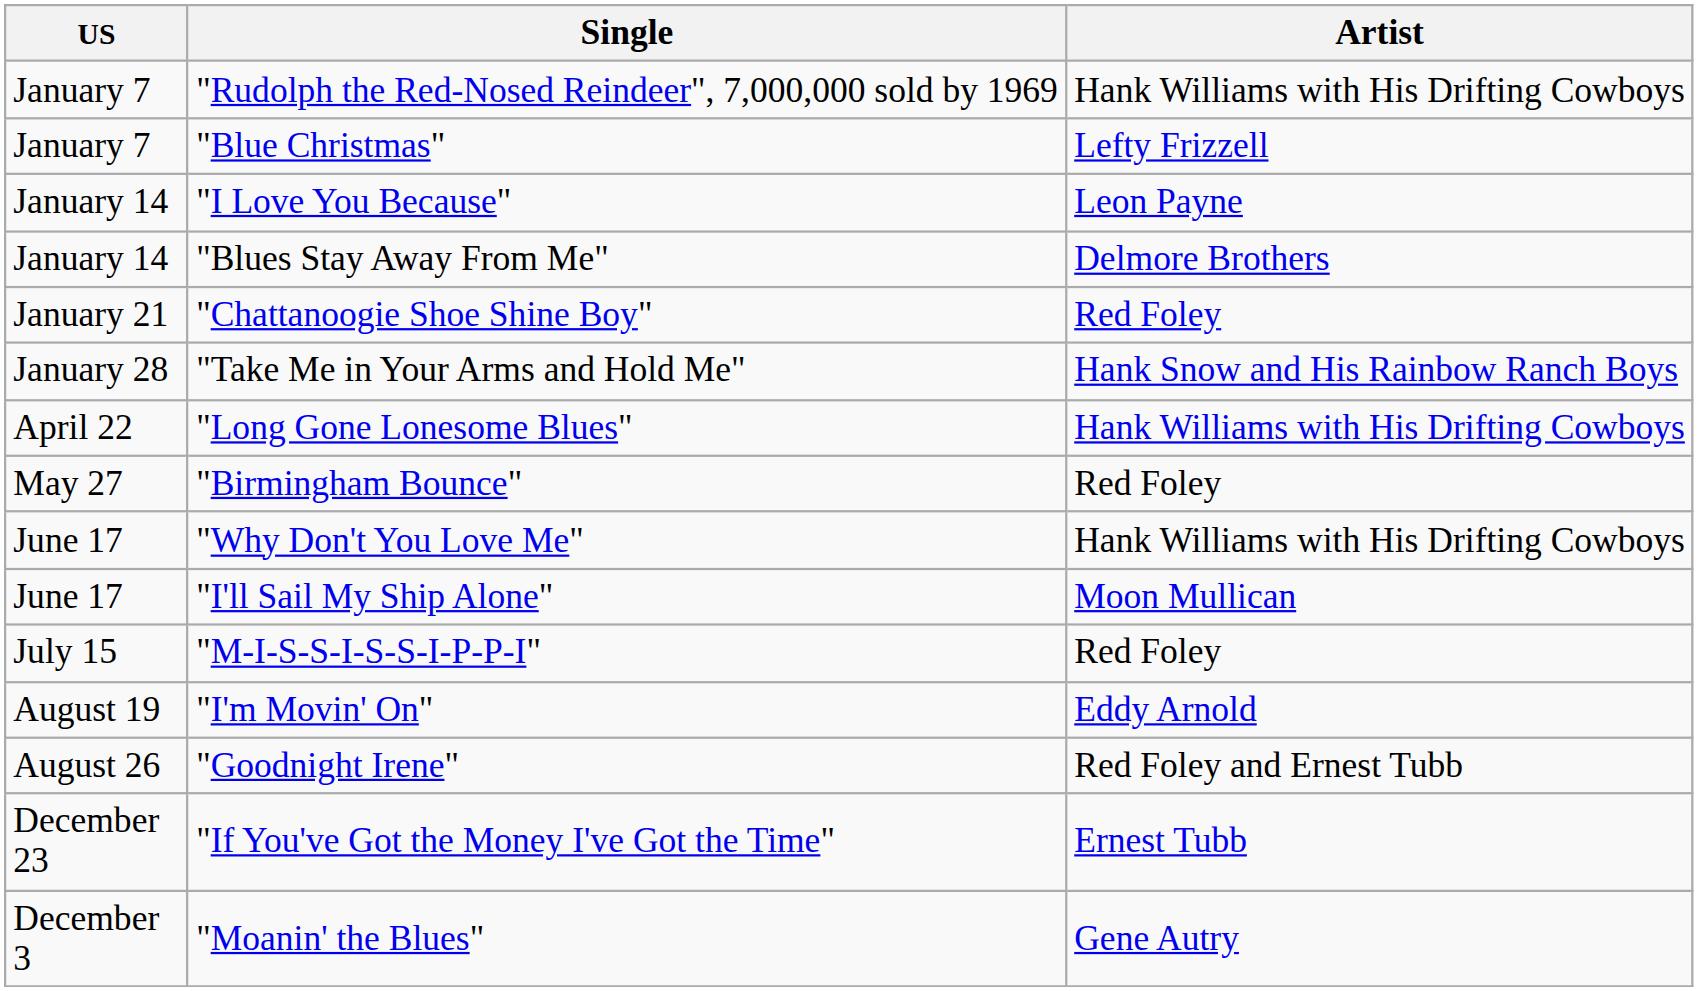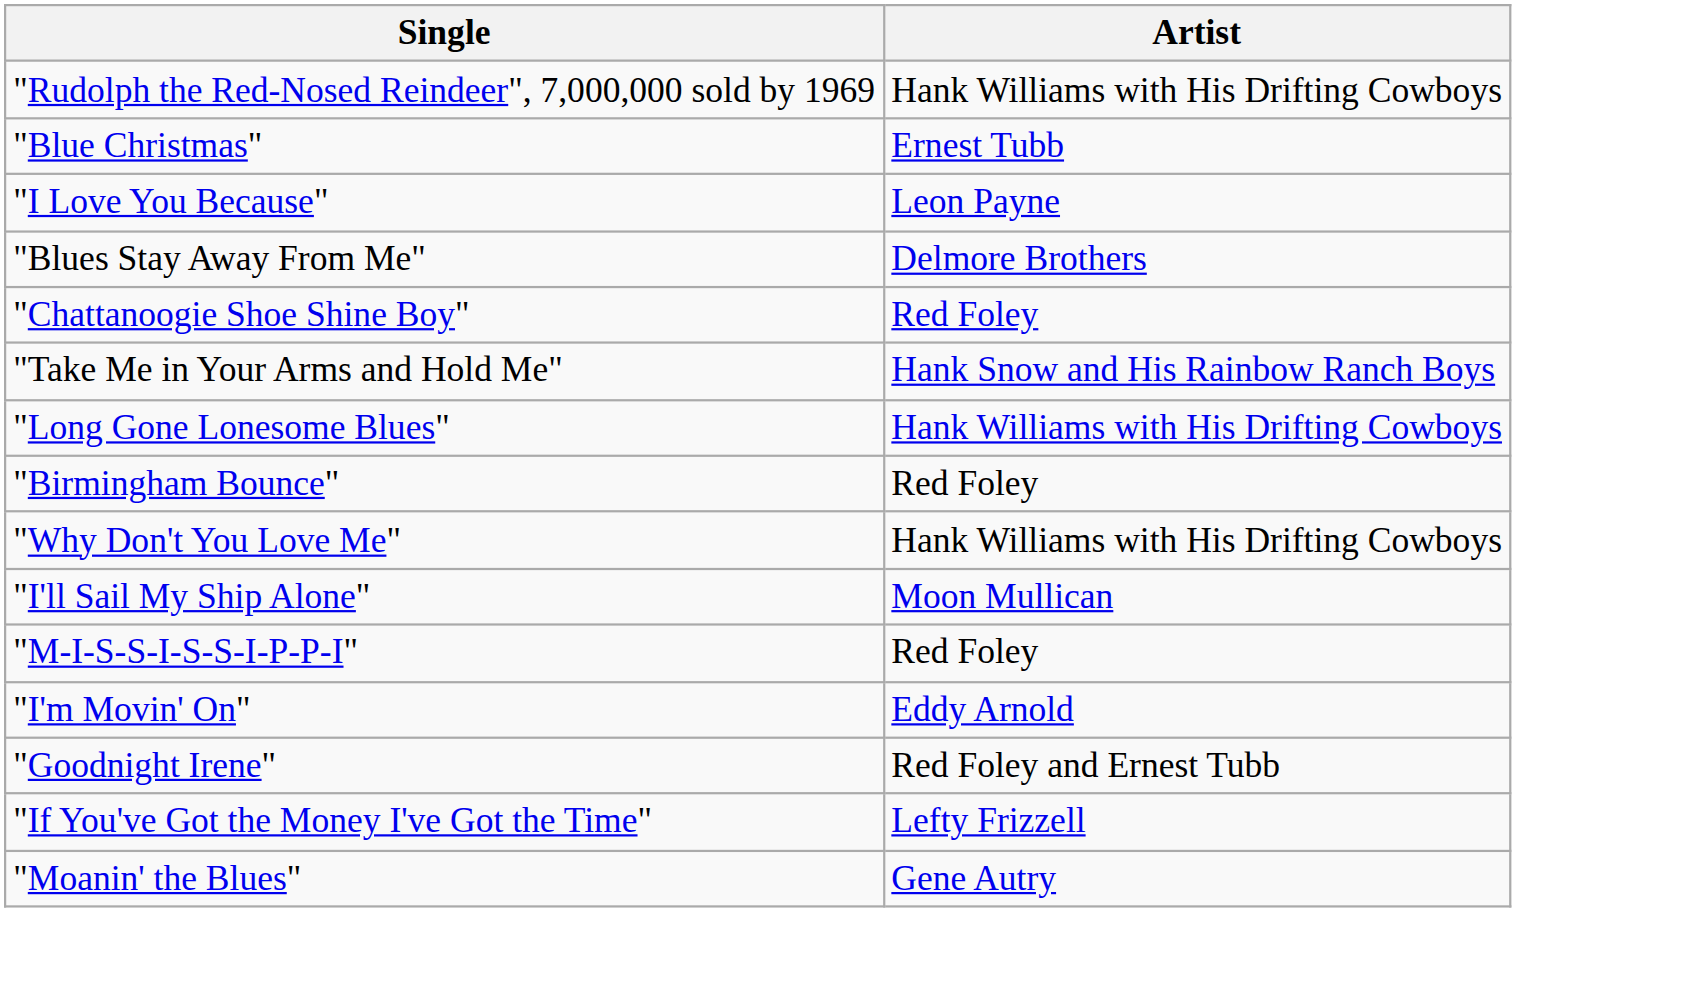- column: (97, 34)
(1171, 145) Lefty Frizzell -> (978, 145) Ernest Tubb
(1161, 841) Ernest Tubb -> (988, 821) Lefty Frizzell
